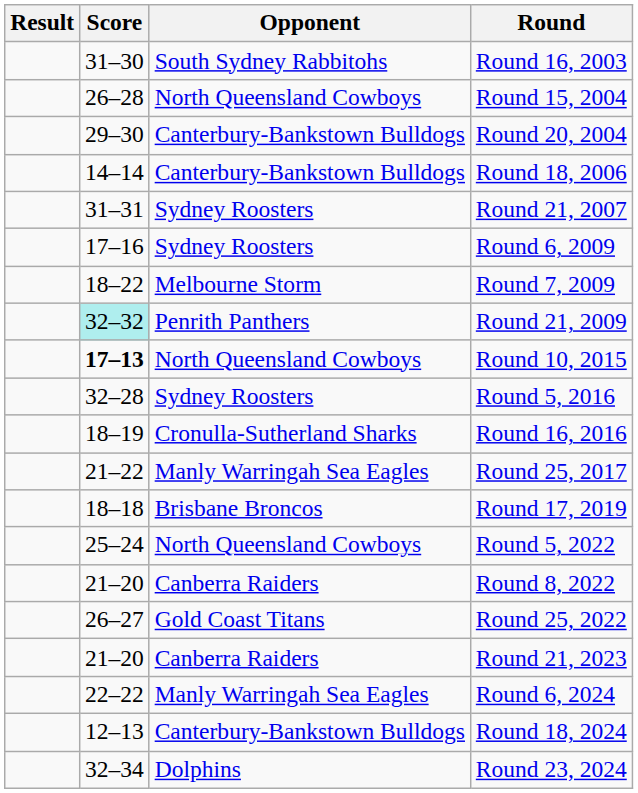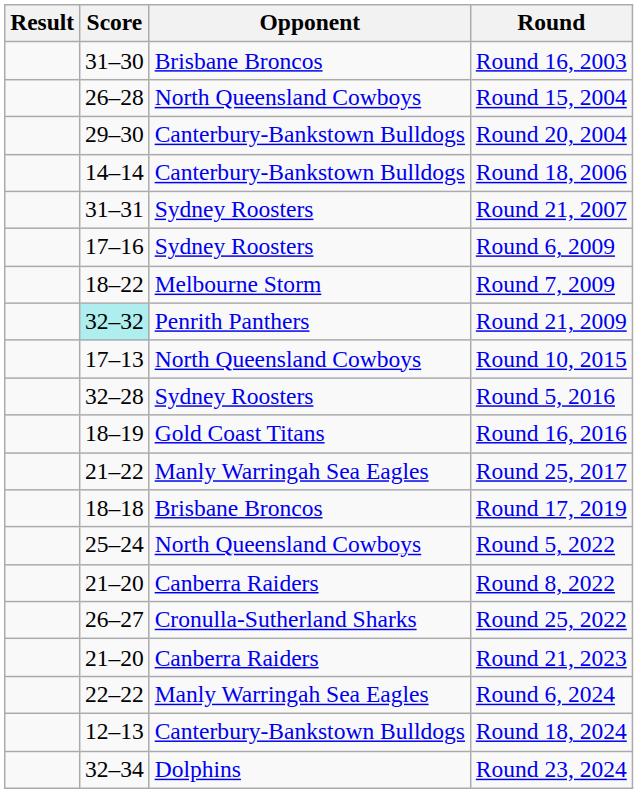(271, 60) South Sydney Rabbitohs -> (239, 60) Brisbane Broncos
(114, 358) bold -> (114, 358) normal
(286, 433) Cronulla-Sutherland Sharks -> (240, 433) Gold Coast Titans
(240, 619) Gold Coast Titans -> (286, 619) Cronulla-Sutherland Sharks
